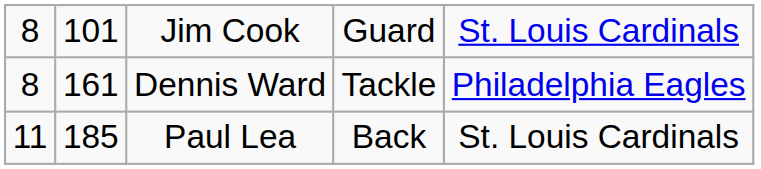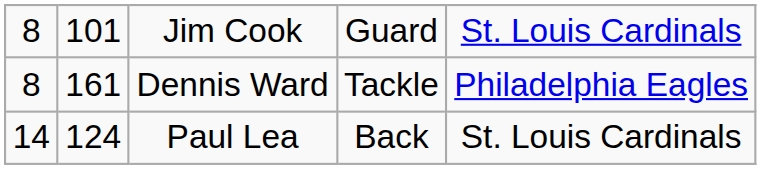(30, 137) 11 -> (31, 137) 14
(91, 137) 185 -> (93, 137) 124
